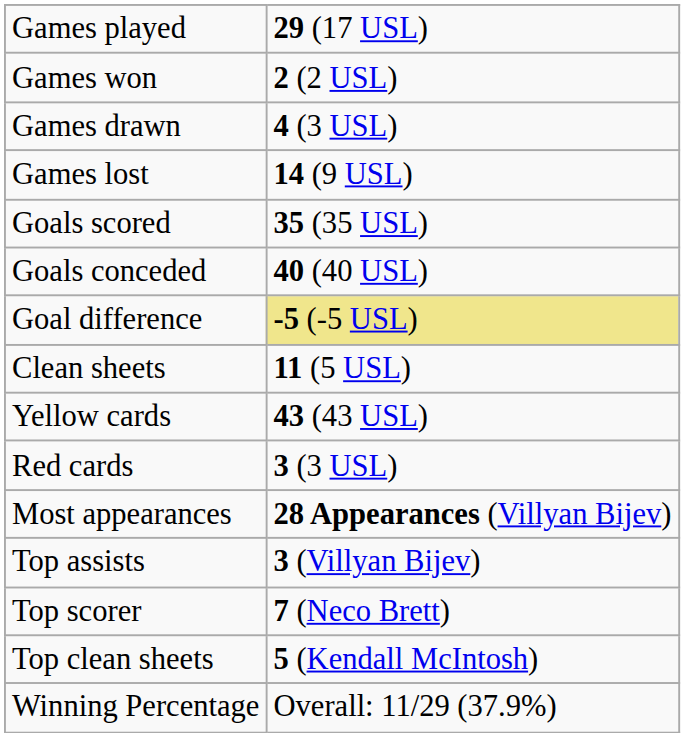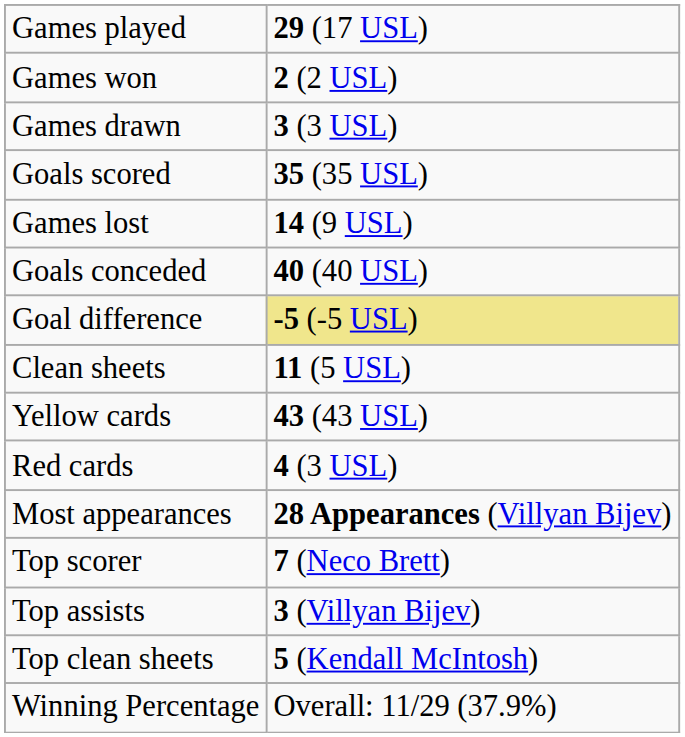(335, 125) 4 (3 USL) -> (335, 125) 3 (3 USL)
rows swapped: (80, 174) <-> (91, 222)
(335, 464) 3 (3 USL) -> (335, 464) 4 (3 USL)
rows swapped: (77, 610) <-> (78, 561)
